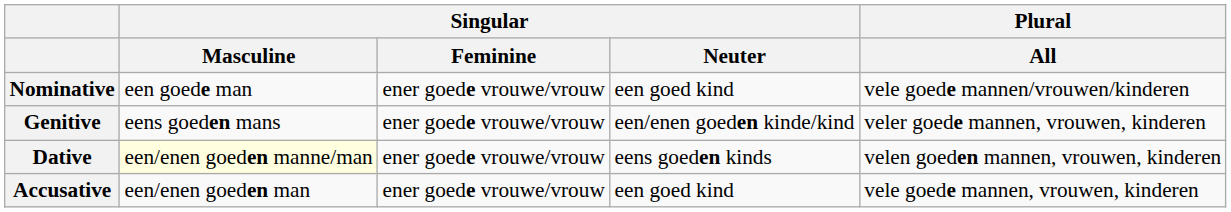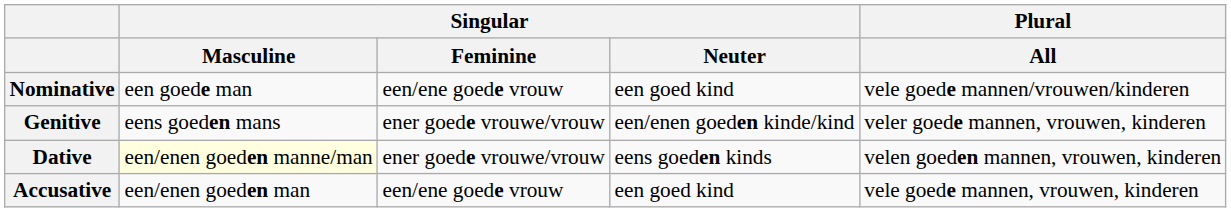(494, 88) ener goede vrouwe/vrouw -> (473, 88) een/ene goede vrouw
(494, 190) ener goede vrouwe/vrouw -> (473, 190) een/ene goede vrouw
